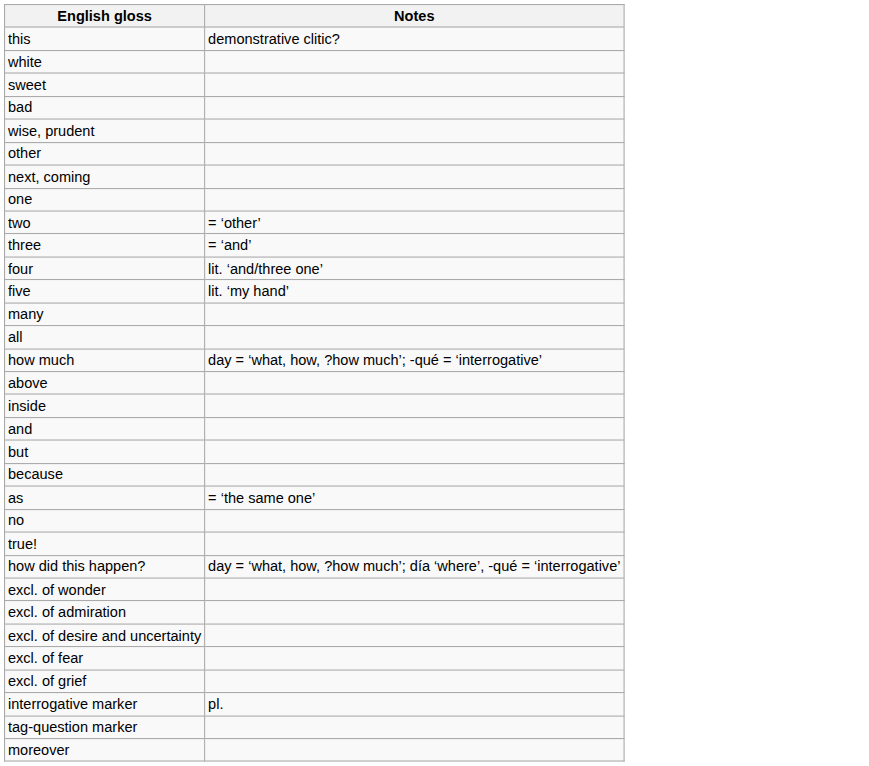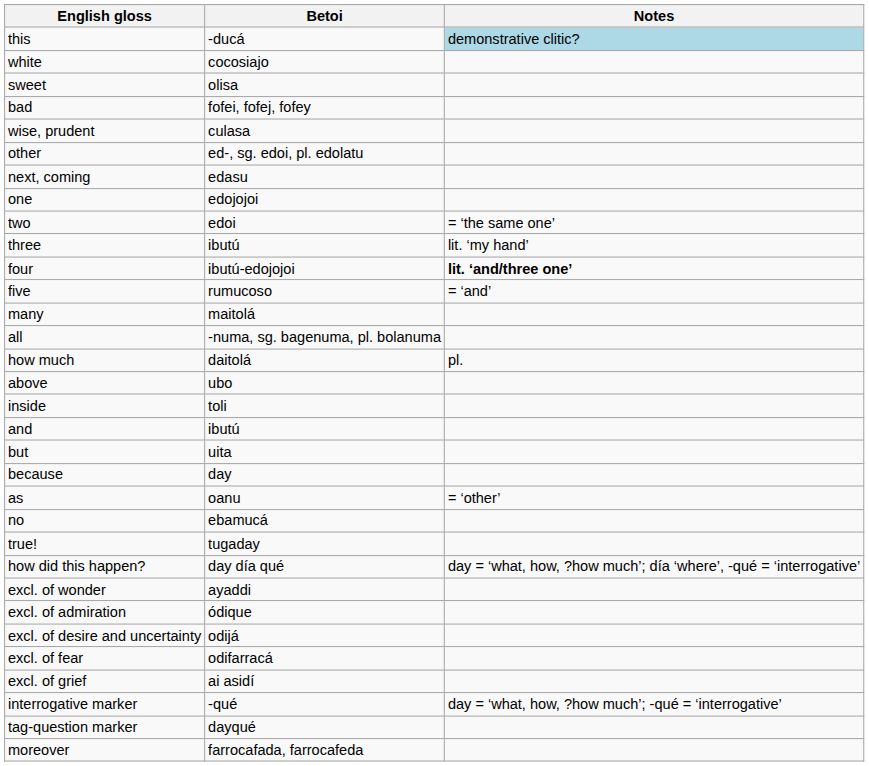+ column: (325, 16)
(274, 39) no background -> (514, 39) lightblue background
(234, 222) = ‘other’ -> (501, 222) = ‘the same one’
(230, 245) = ‘and’ -> (488, 245) lit. ‘my hand’
(266, 268) normal -> (510, 268) bold
(249, 291) lit. ‘my hand’ -> (470, 291) = ‘and’
(375, 360) day = ‘what, how, ?how much’; -qué = ‘interrogative’ -> (456, 360) pl.
(262, 497) = ‘the same one’ -> (474, 497) = ‘other’
(216, 704) pl. -> (615, 704) day = ‘what, how, ?how much’; -qué = ‘interrogative’
